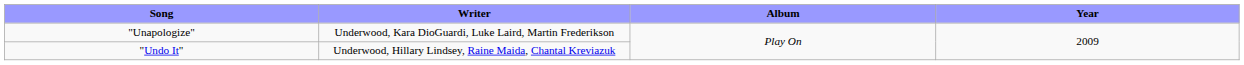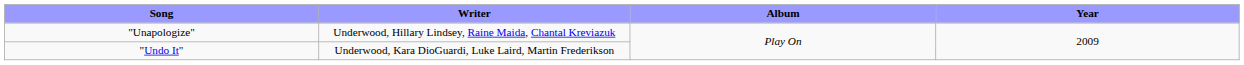(474, 32) Underwood, Kara DioGuardi, Luke Laird, Martin Frederikson -> (474, 32) Underwood, Hillary Lindsey, Raine Maida, Chantal Kreviazuk
(474, 50) Underwood, Hillary Lindsey, Raine Maida, Chantal Kreviazuk -> (474, 50) Underwood, Kara DioGuardi, Luke Laird, Martin Frederikson
